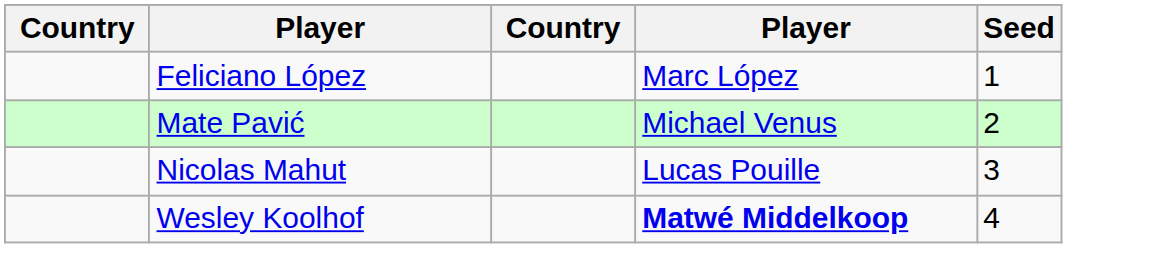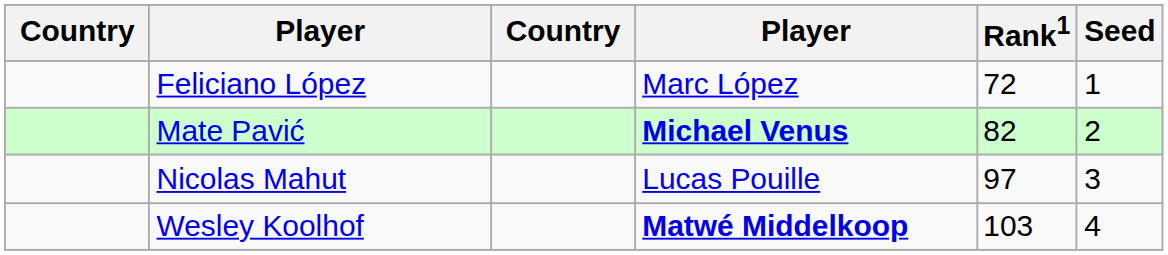+ column: (1027, 32)
(740, 123) normal -> (745, 131) bold
